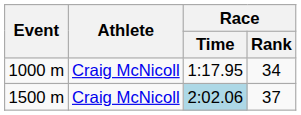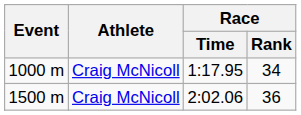(215, 97) lightblue background -> (215, 97) no background
(271, 97) 37 -> (271, 97) 36
